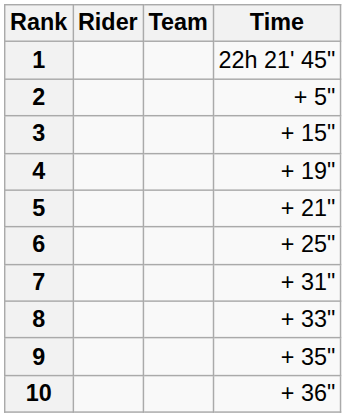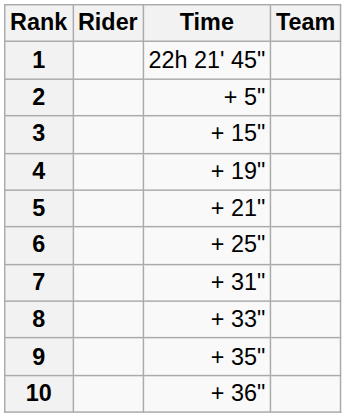columns swapped: (178, 23) <-> (277, 23)
